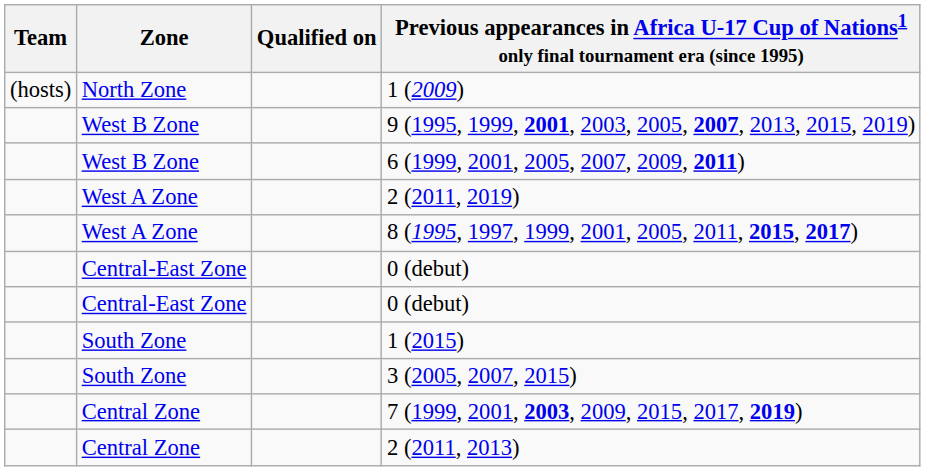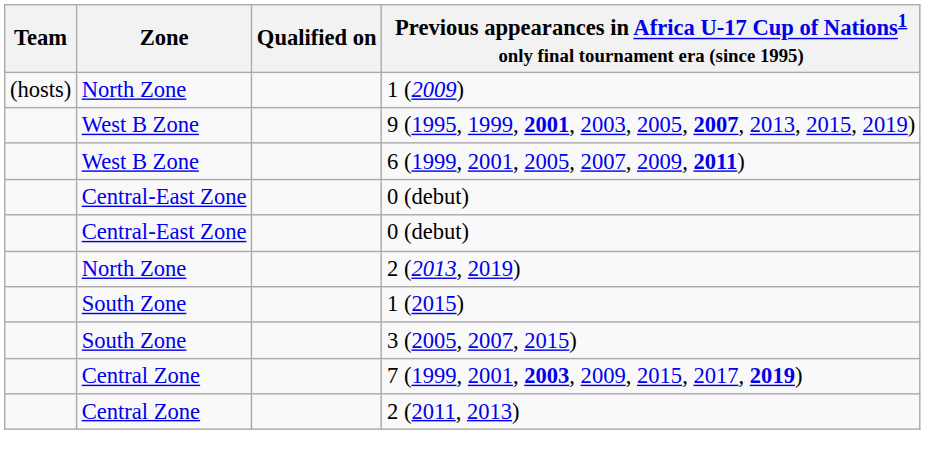- row: (140, 196)
- row: (140, 232)
+ row: (134, 268)
